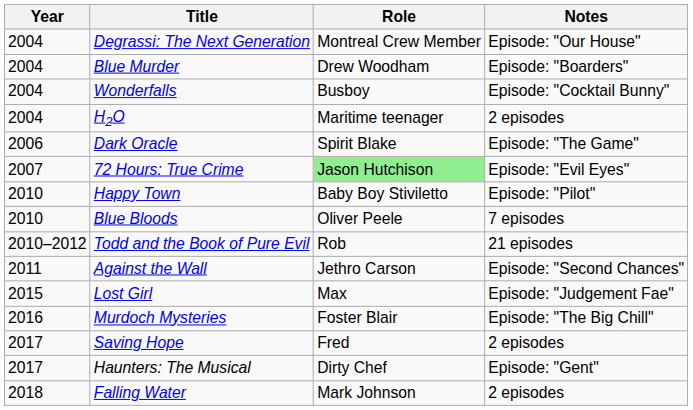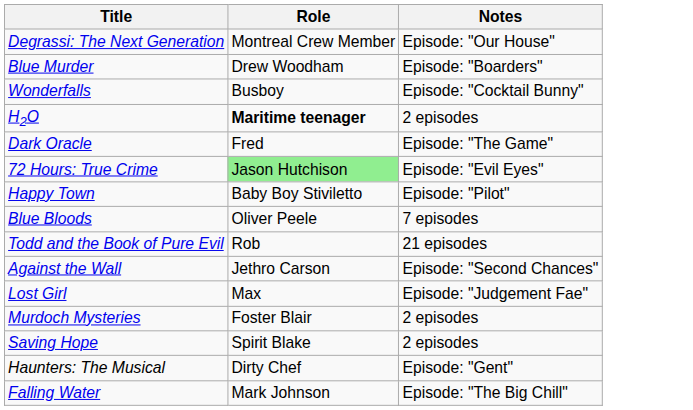- column: (47, 16)
(380, 117) normal -> (299, 117) bold
(357, 144) Spirit Blake -> (248, 144) Fred
(571, 318) Episode: "The Big Chill" -> (440, 318) 2 episodes
(333, 343) Fred -> (271, 343) Spirit Blake
(526, 393) 2 episodes -> (485, 393) Episode: "The Big Chill"
